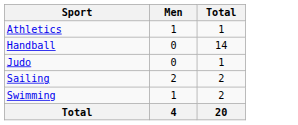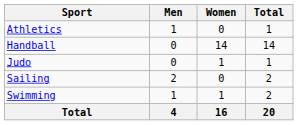+ column: (221, 13)
